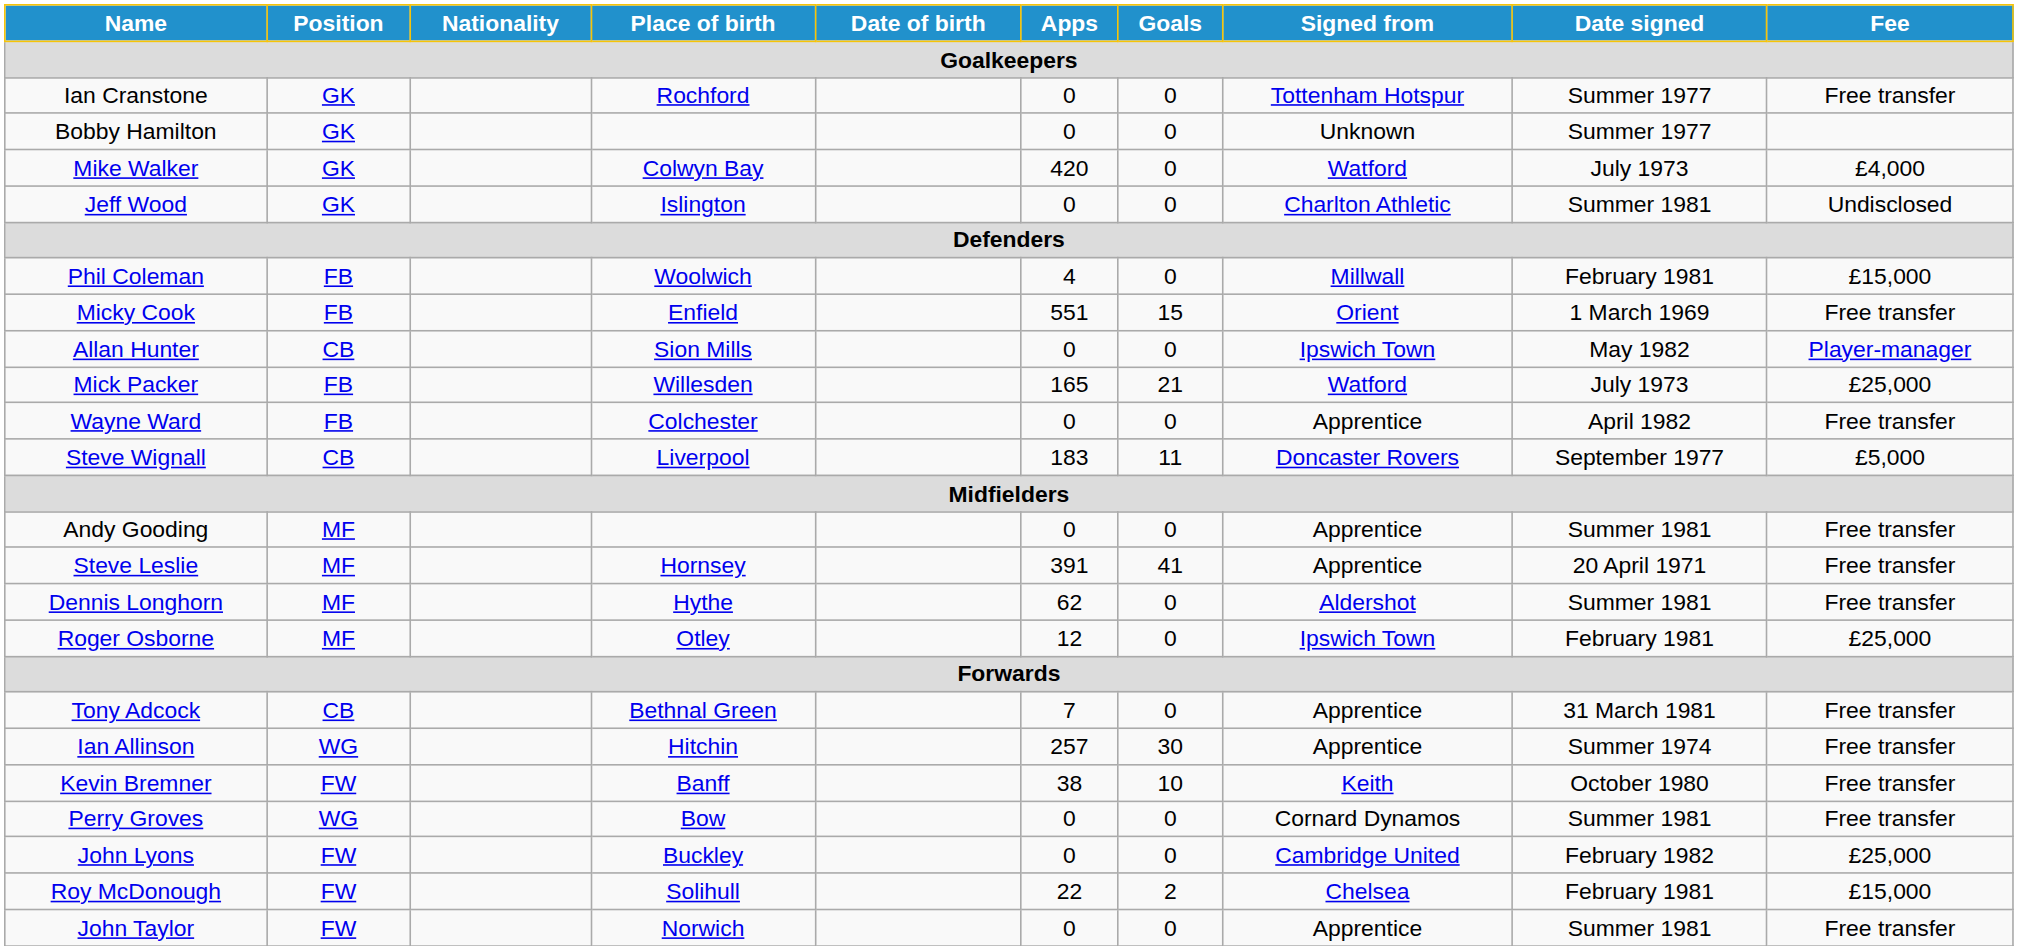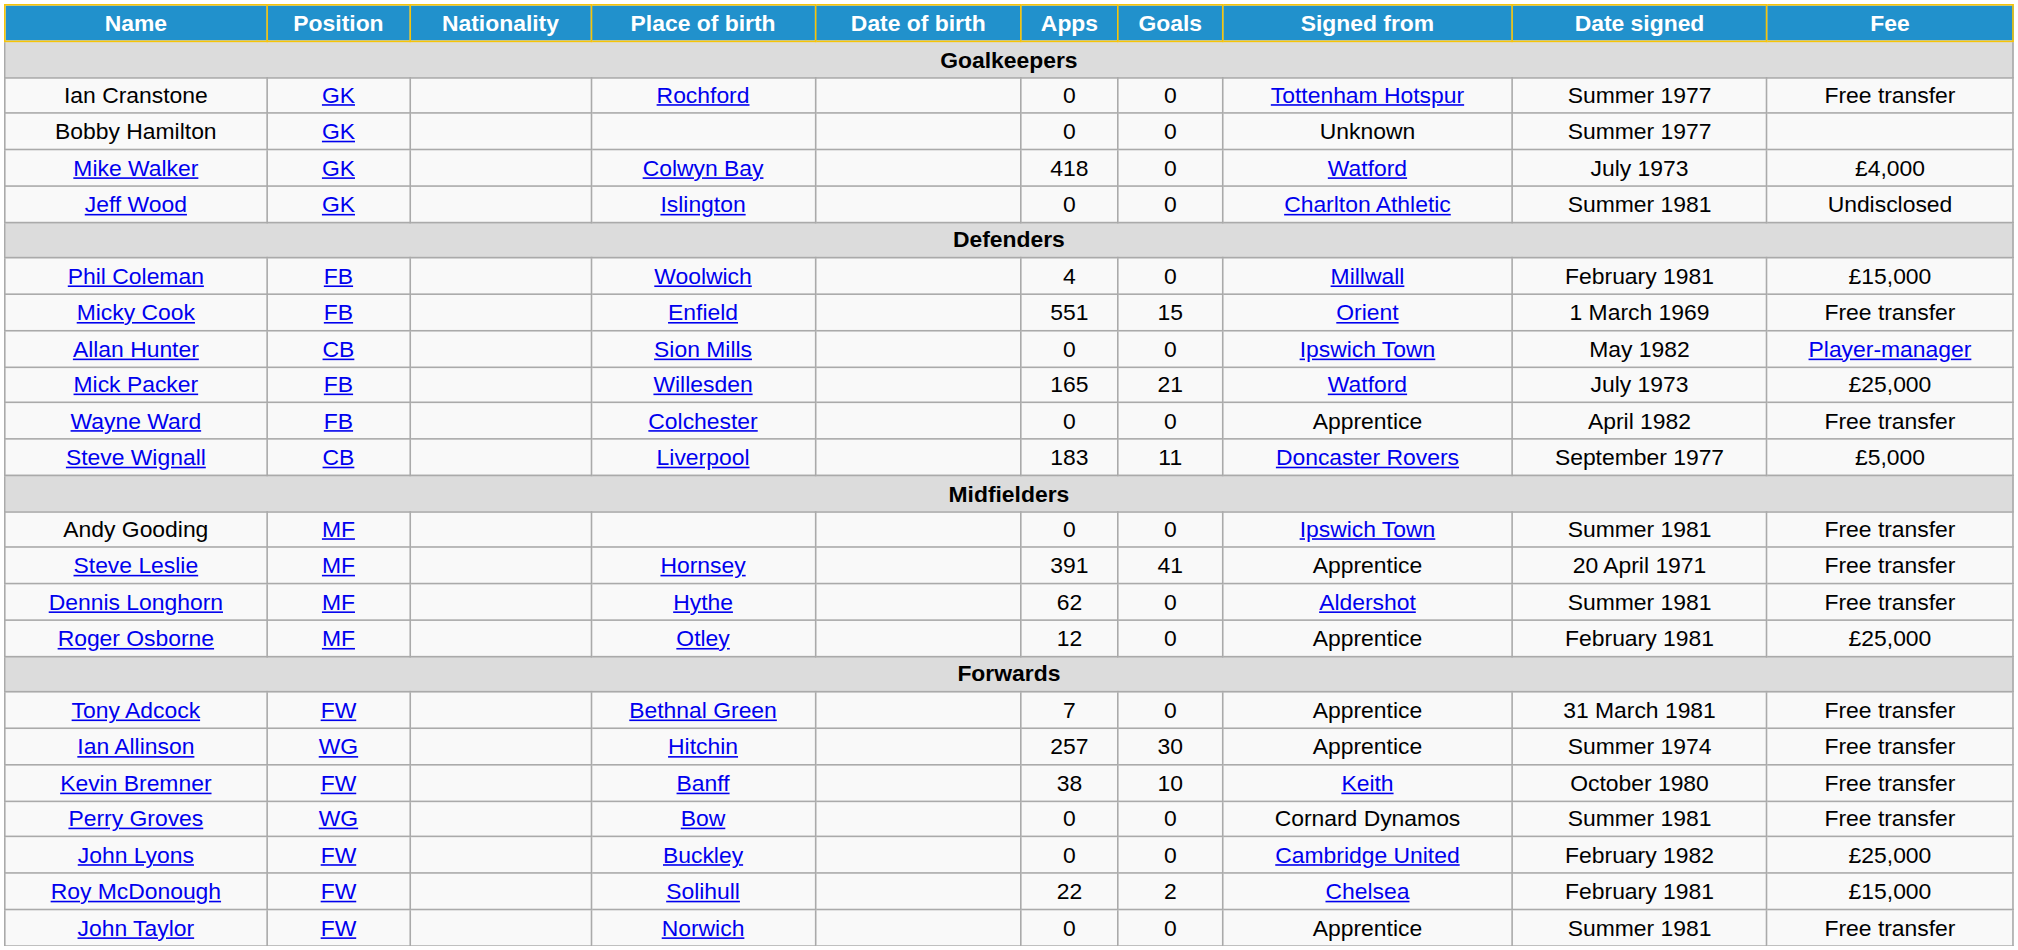(1069, 168) 420 -> (1069, 168) 418
(1367, 530) Apprentice -> (1367, 530) Ipswich Town
(1367, 638) Ipswich Town -> (1367, 638) Apprentice
(338, 711) CB -> (338, 711) FW
